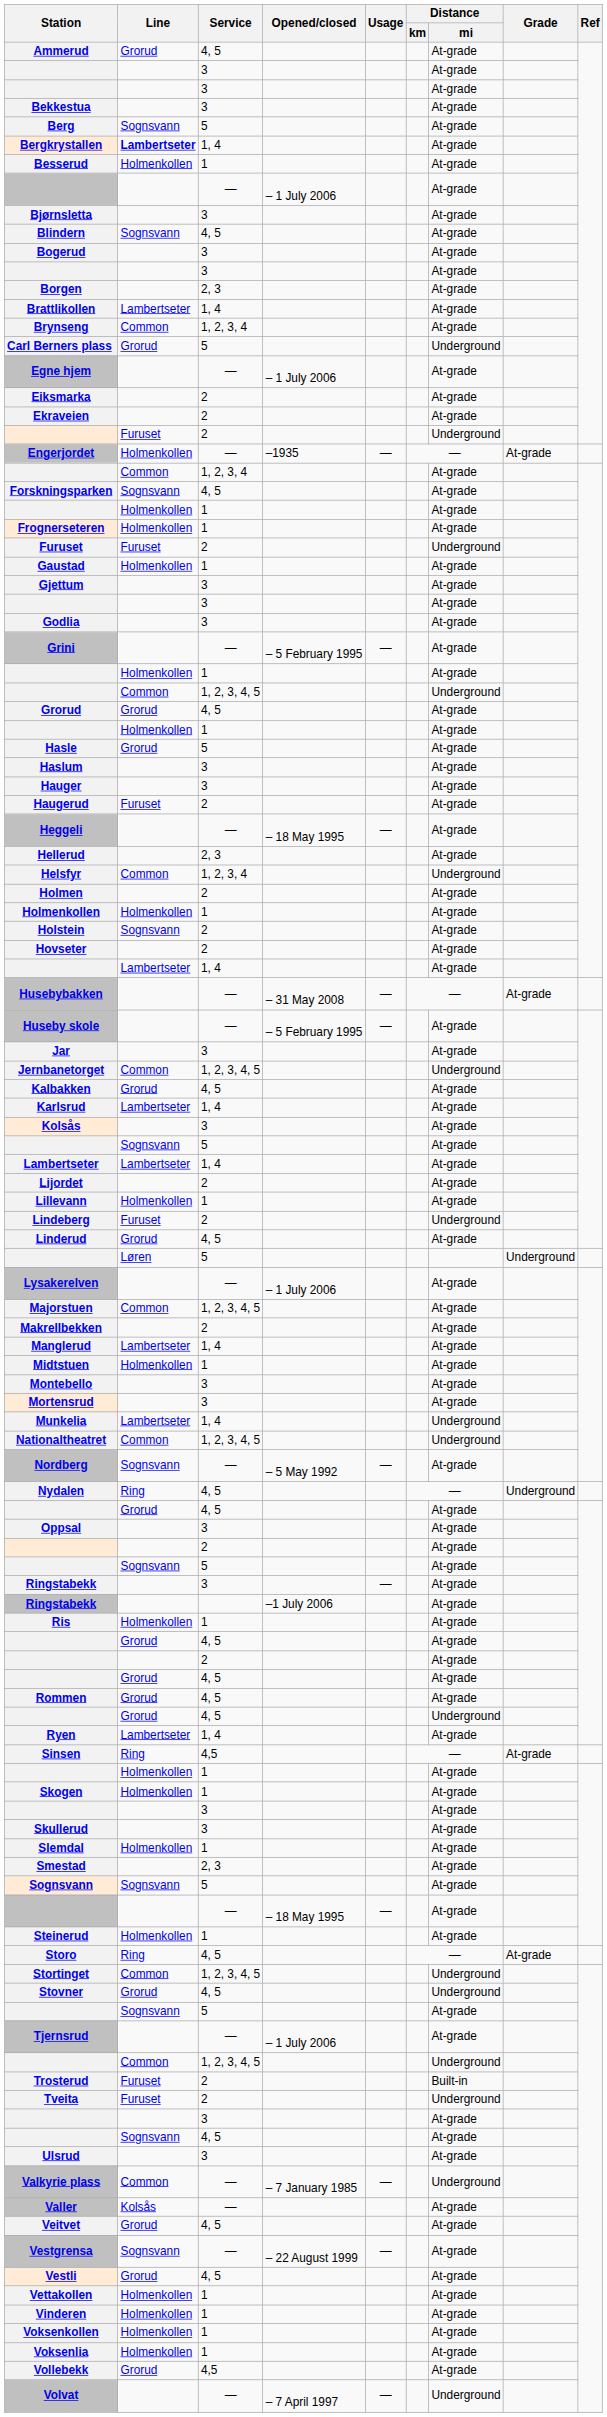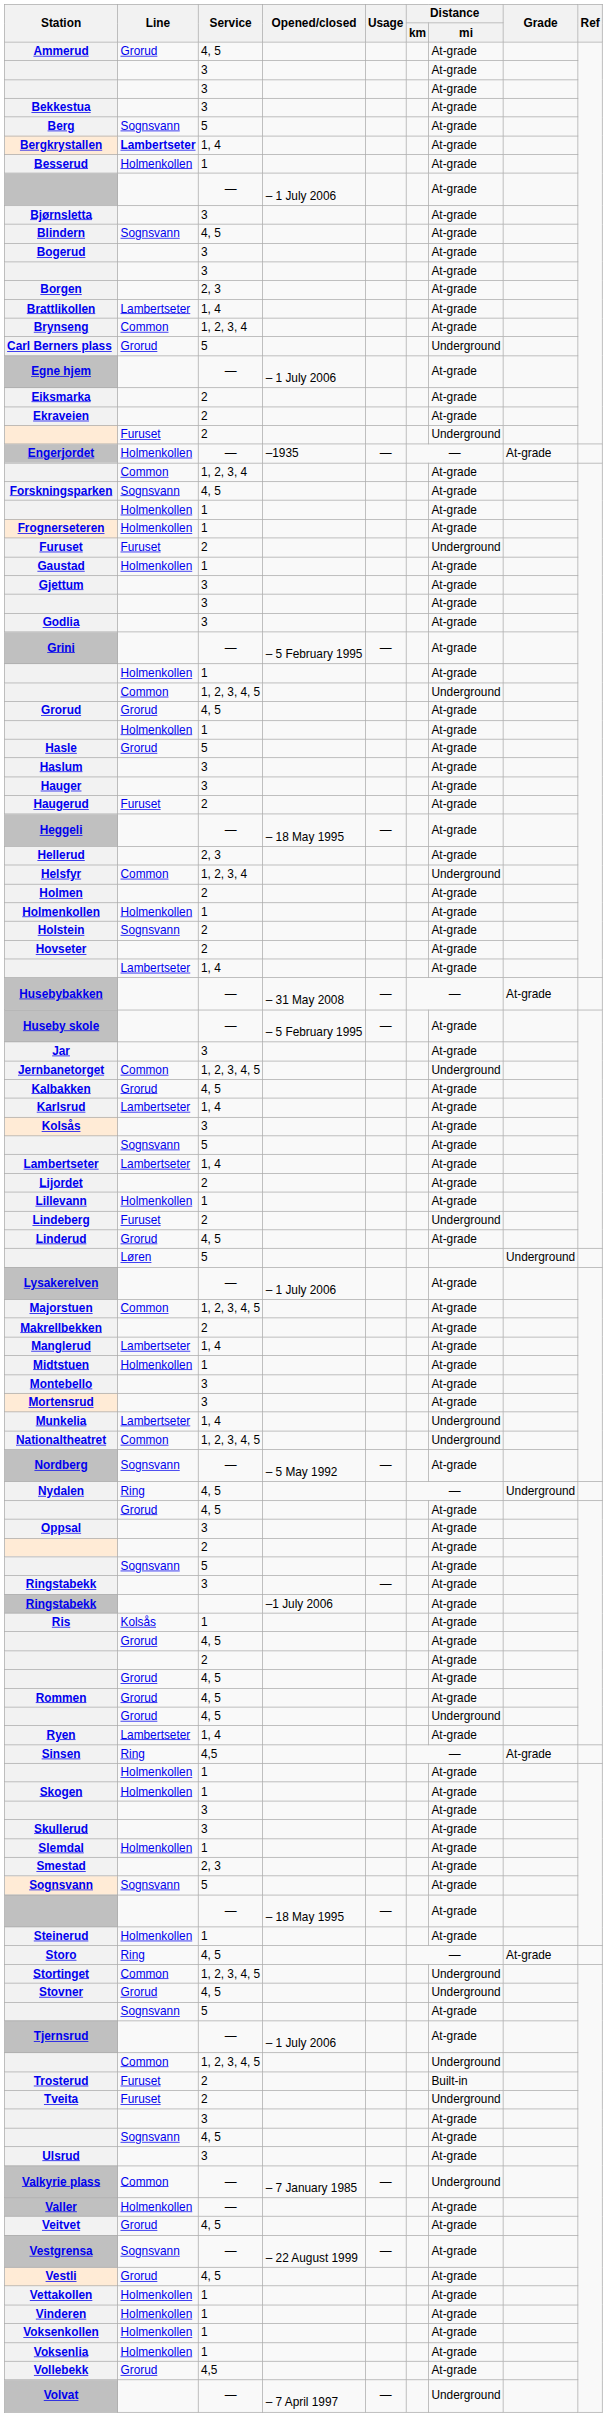(156, 1622) Holmenkollen -> (138, 1622) Kolsås
(138, 2207) Kolsås -> (156, 2207) Holmenkollen
